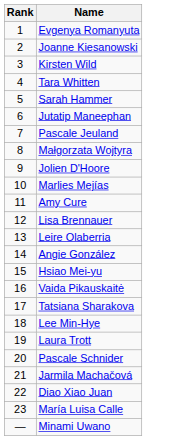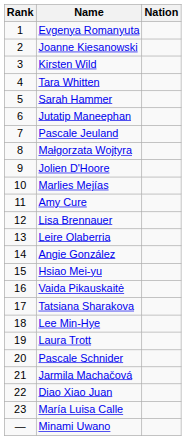+ column: (161, 13)
